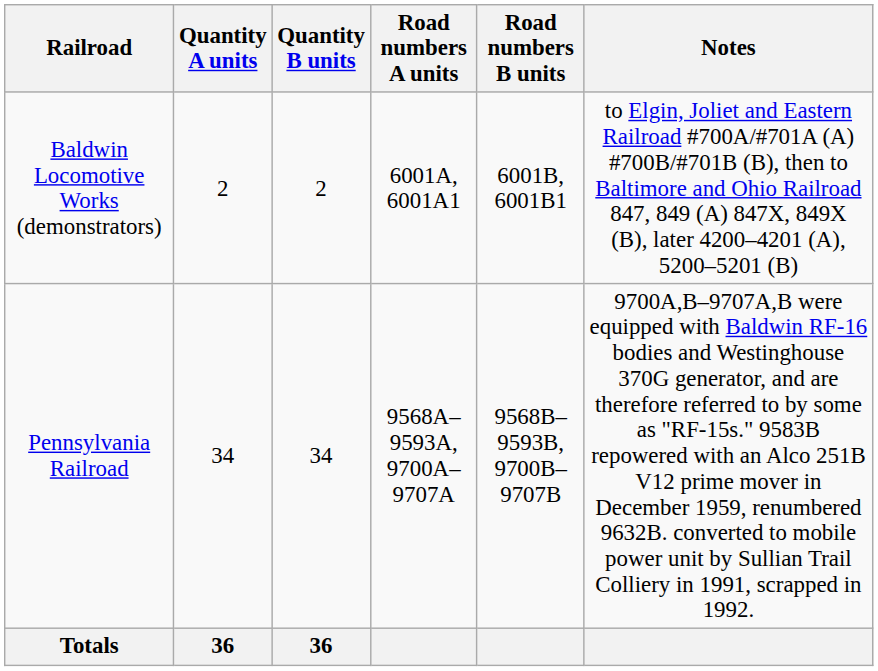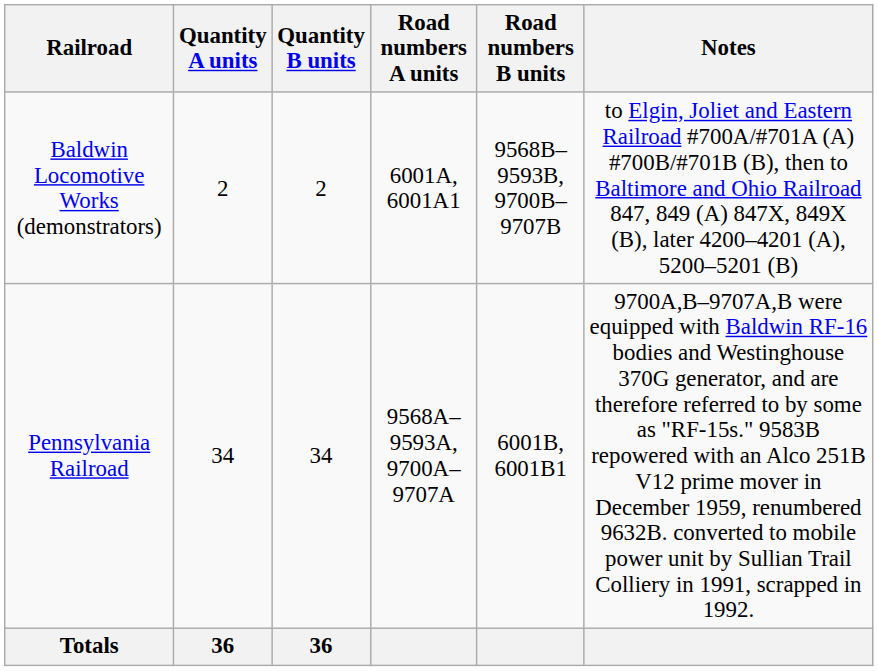(531, 187) 6001B, 6001B1 -> (531, 187) 9568B–9593B, 9700B–9707B
(531, 455) 9568B–9593B, 9700B–9707B -> (531, 455) 6001B, 6001B1
